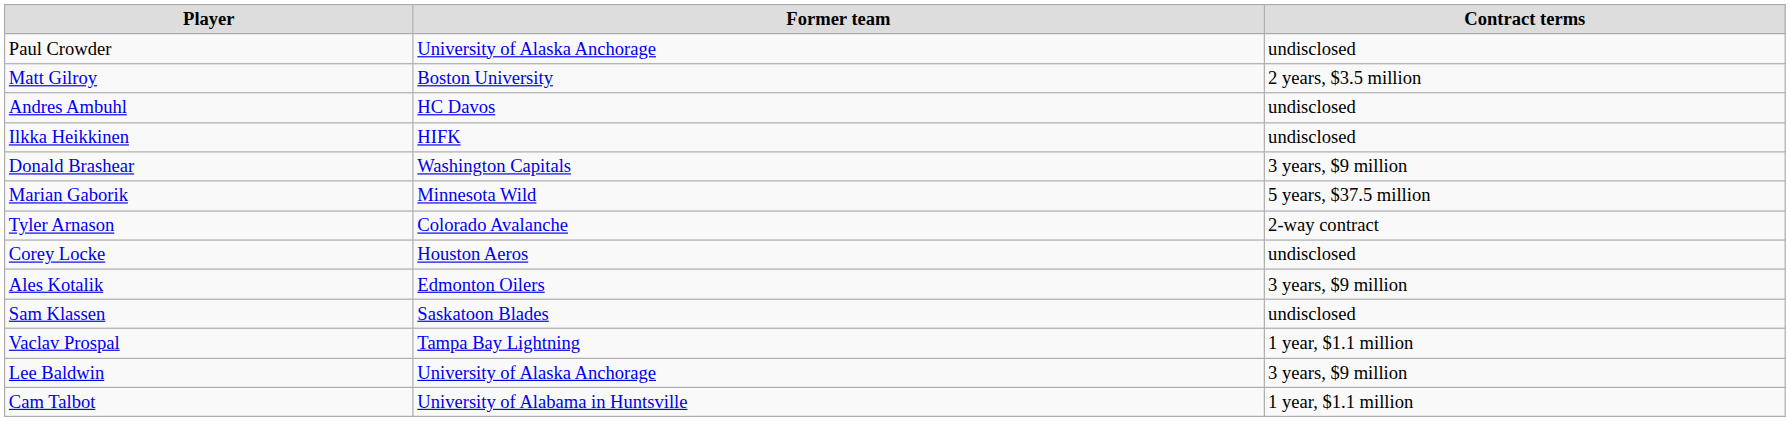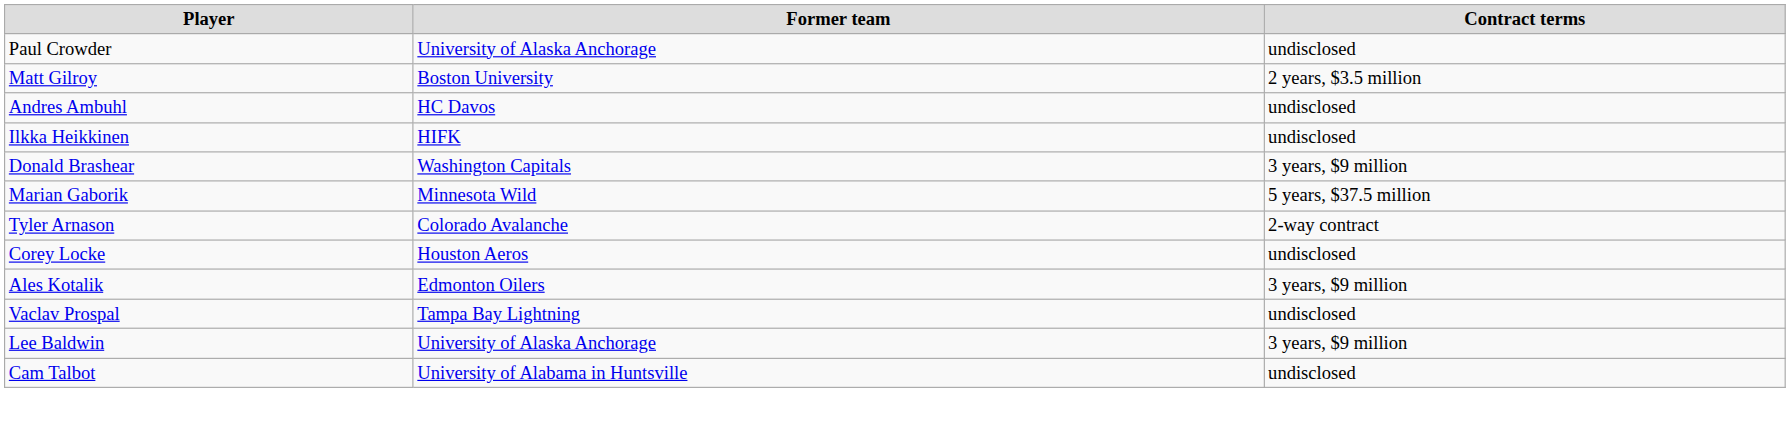- row: (57, 313)
(1341, 343) 1 year, $1.1 million -> (1312, 313) undisclosed
(1341, 401) 1 year, $1.1 million -> (1312, 372) undisclosed
